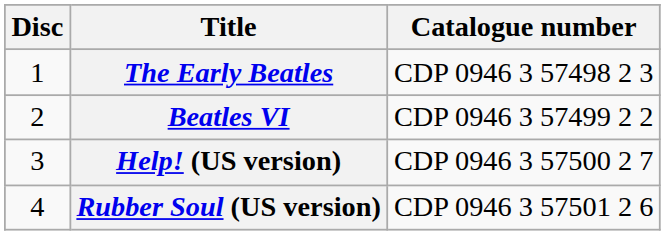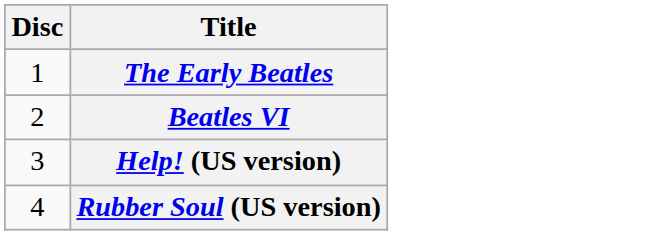- column: (524, 26)
